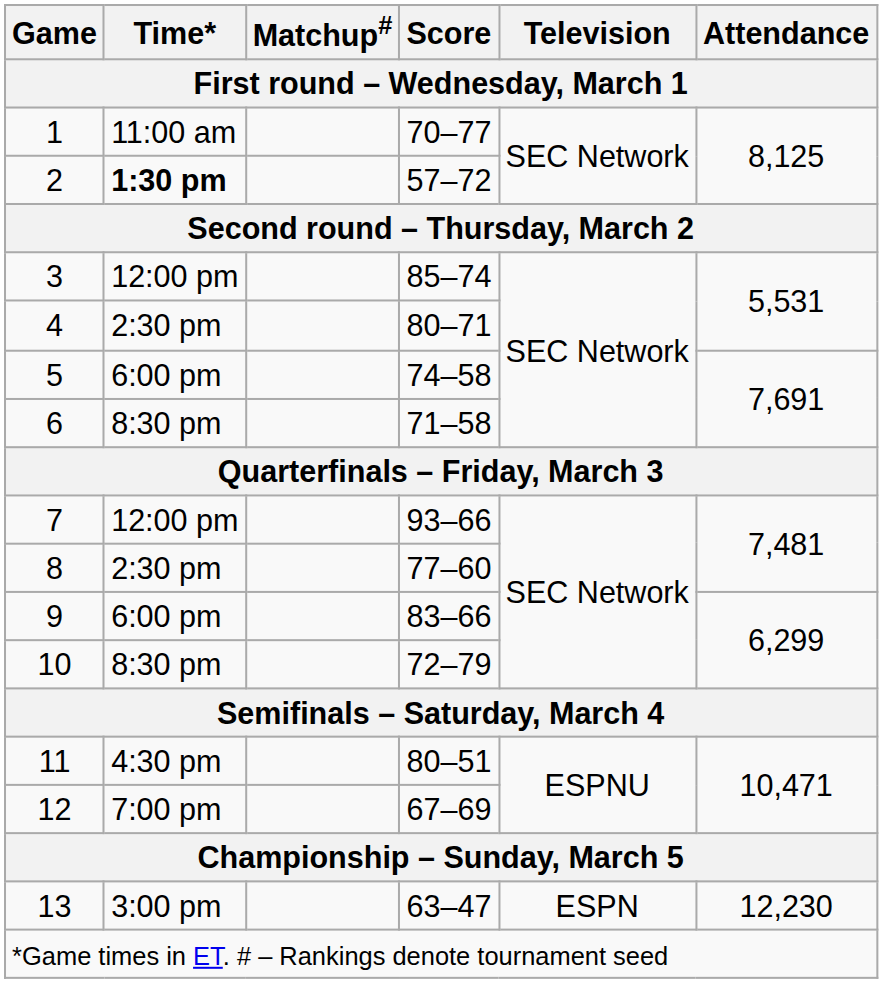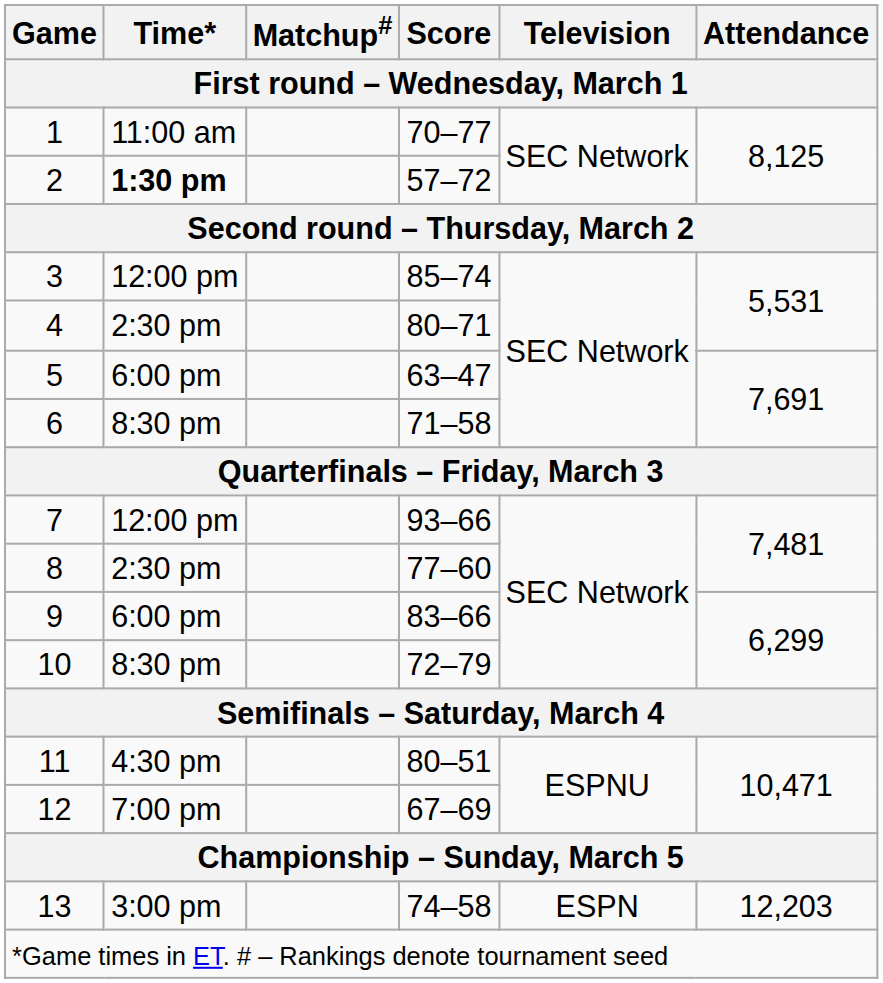(449, 374) 74–58 -> (449, 374) 63–47
(449, 906) 63–47 -> (449, 906) 74–58
(786, 906) 12,230 -> (786, 906) 12,203
